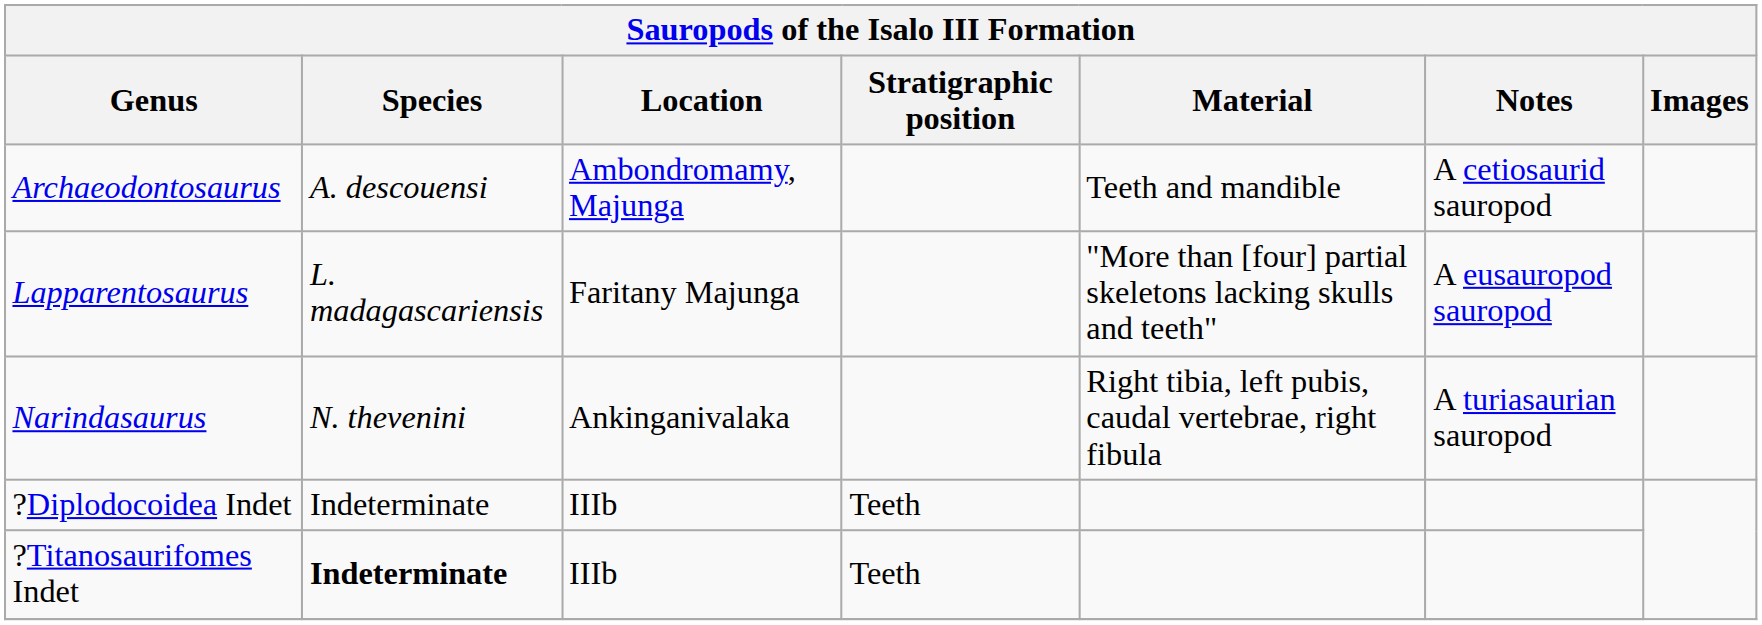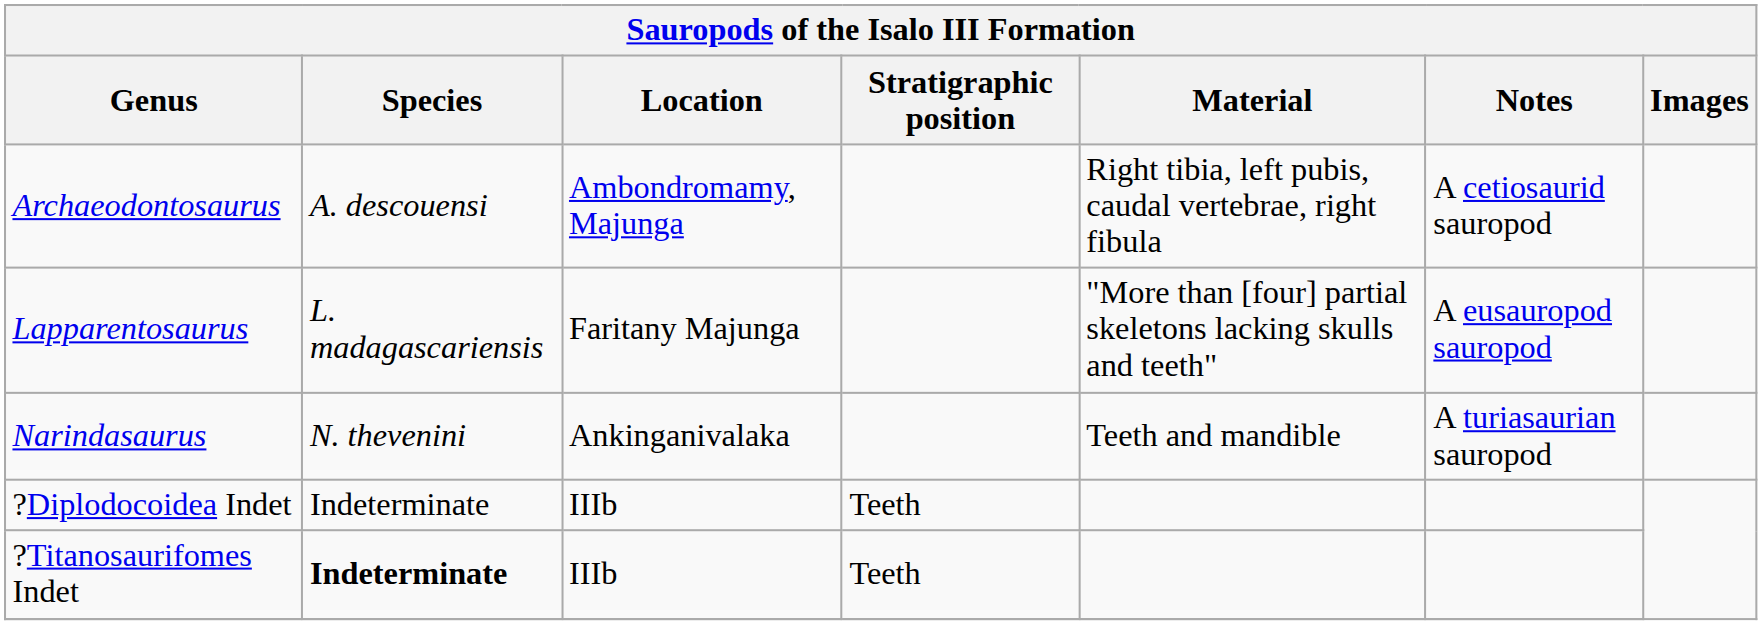(1214, 187) Teeth and mandible -> (1231, 205) Right tibia, left pubis, caudal vertebrae, right fibula
(1231, 416) Right tibia, left pubis, caudal vertebrae, right fibula -> (1214, 435) Teeth and mandible
